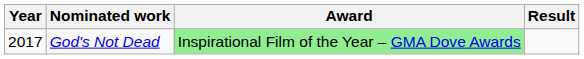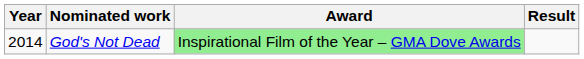(25, 41) 2017 -> (25, 41) 2014
